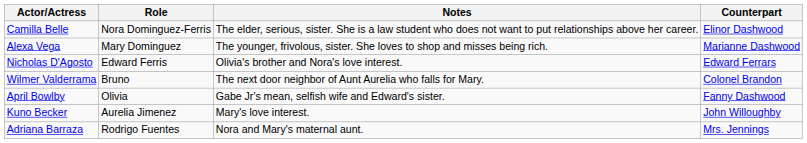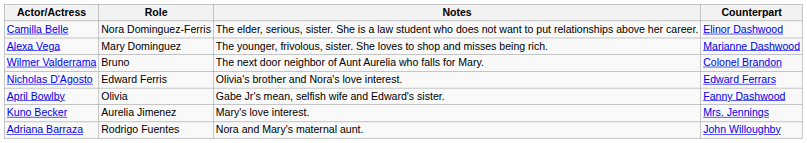rows swapped: (52, 79) <-> (50, 63)
(742, 113) John Willoughby -> (736, 113) Mrs. Jennings
(736, 130) Mrs. Jennings -> (742, 130) John Willoughby
